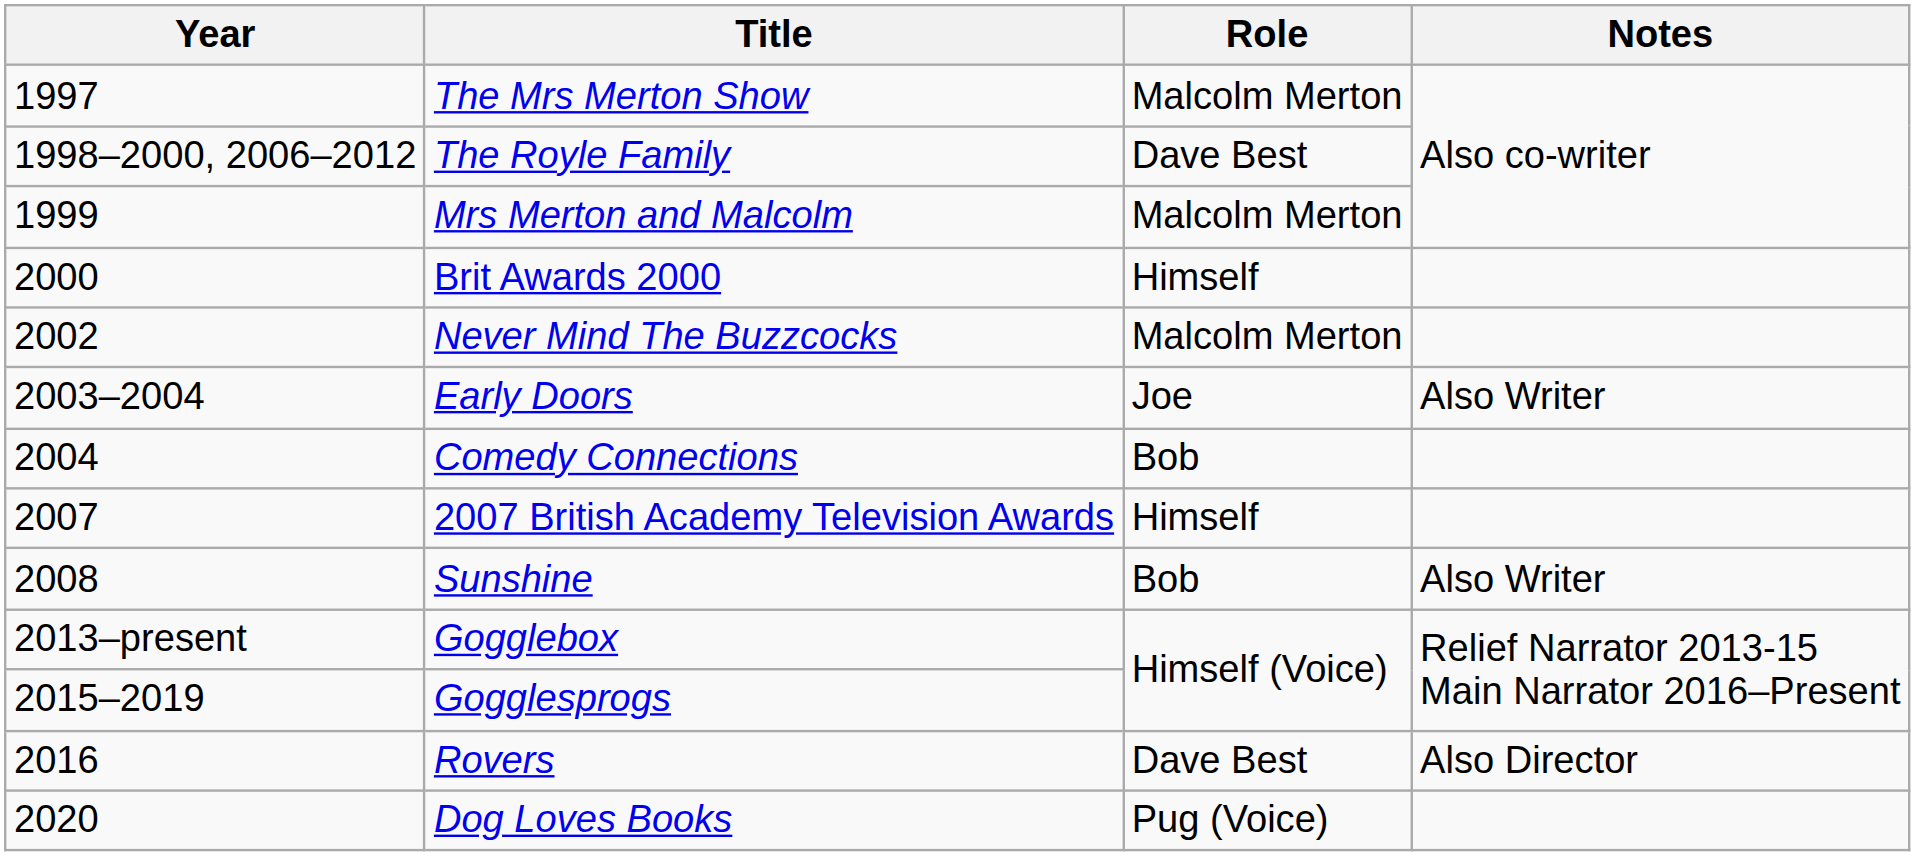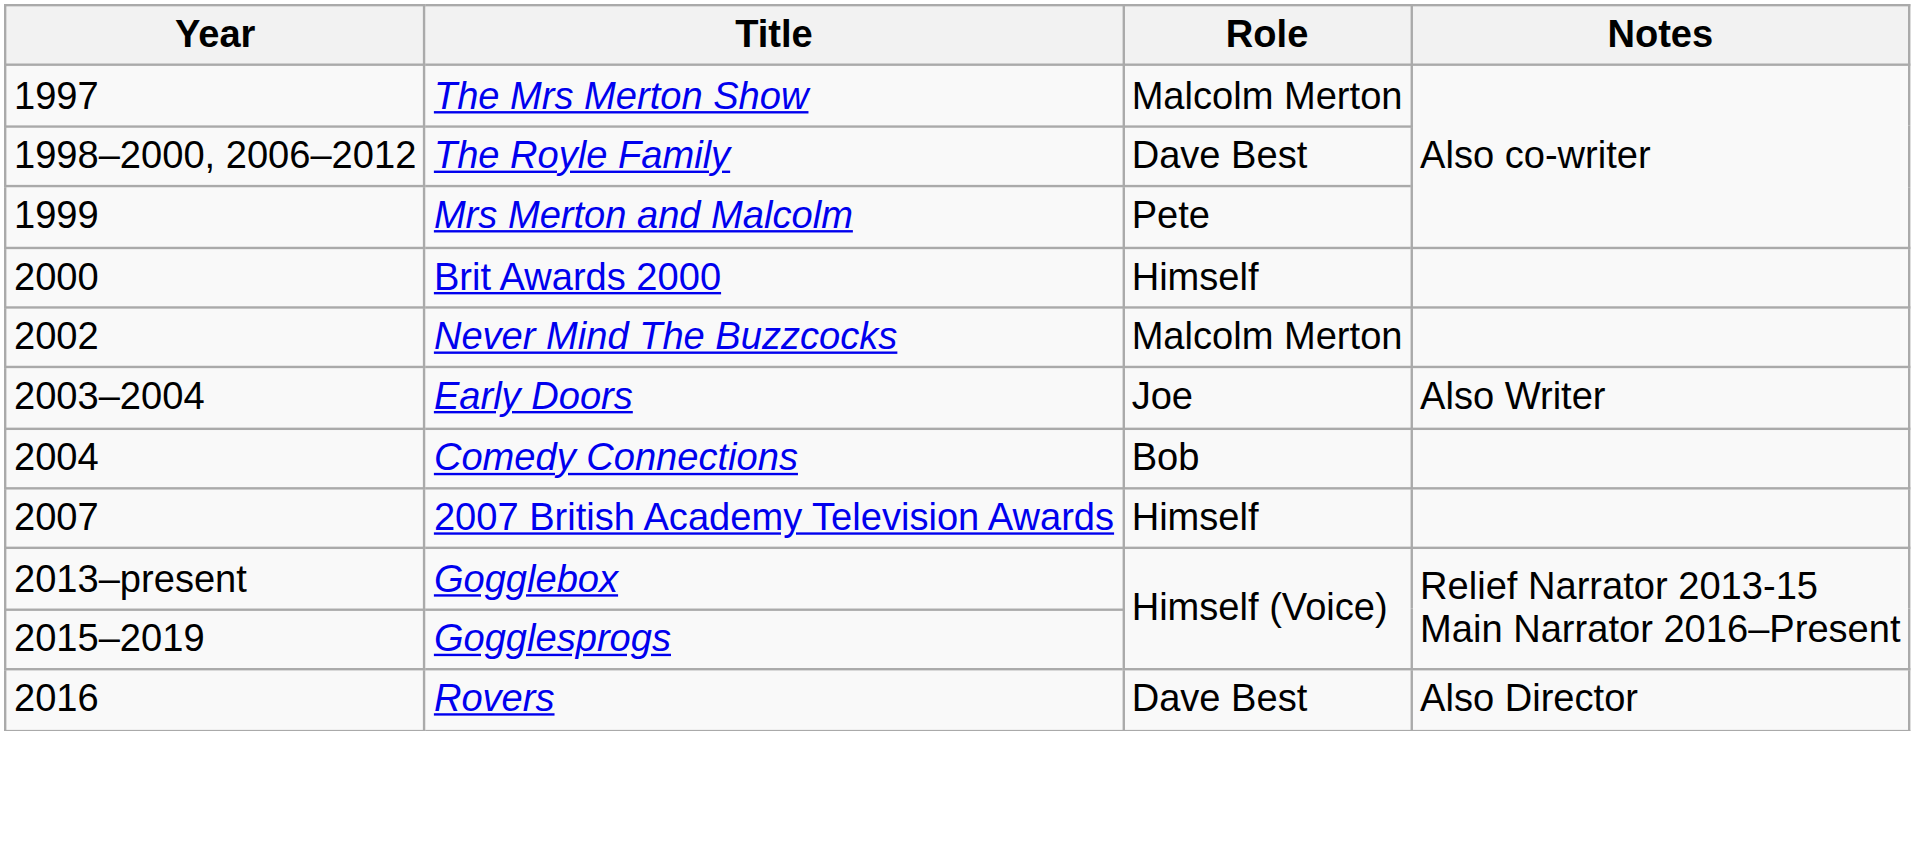(1267, 215) Malcolm Merton -> (1171, 215) Pete
- row: (513, 578)
- row: (583, 819)
